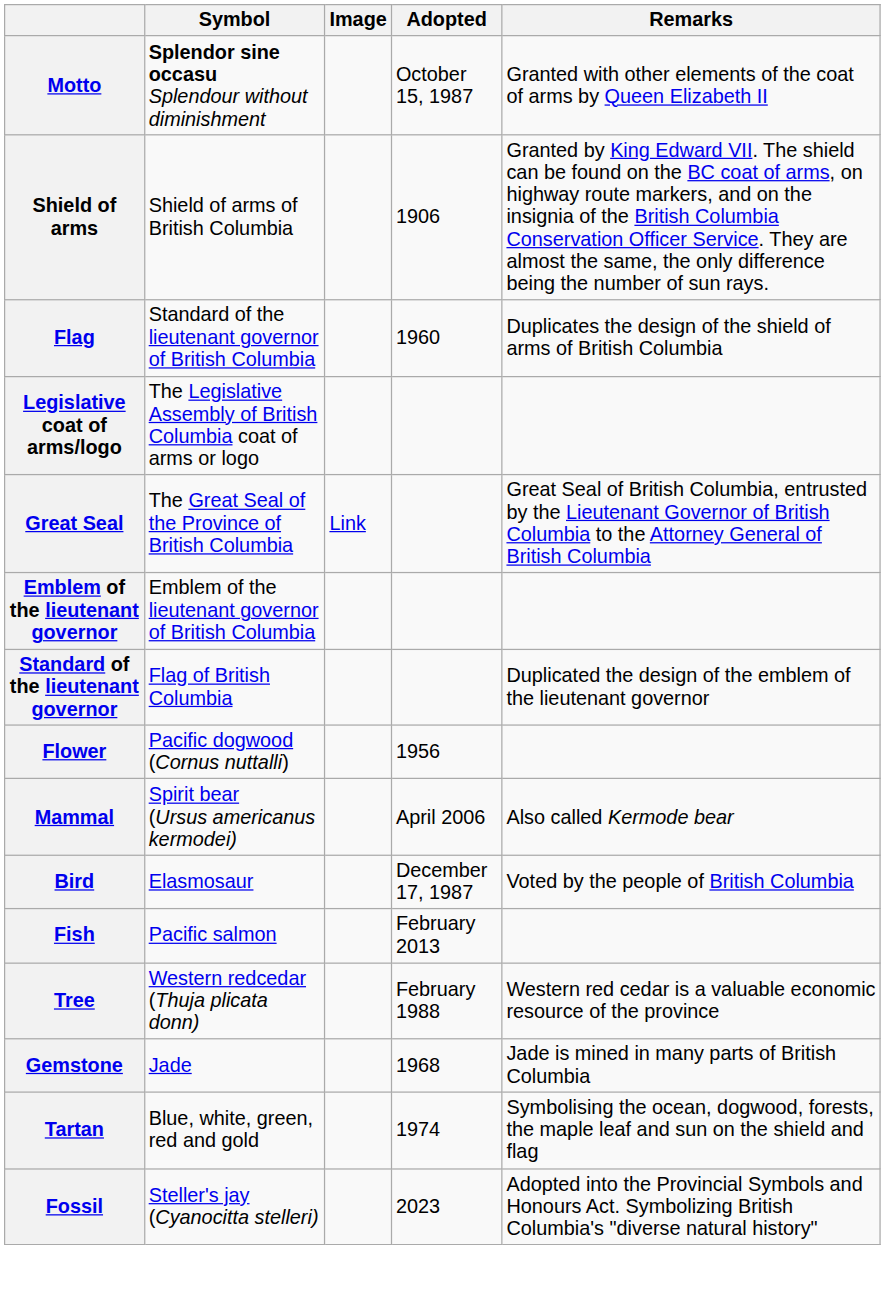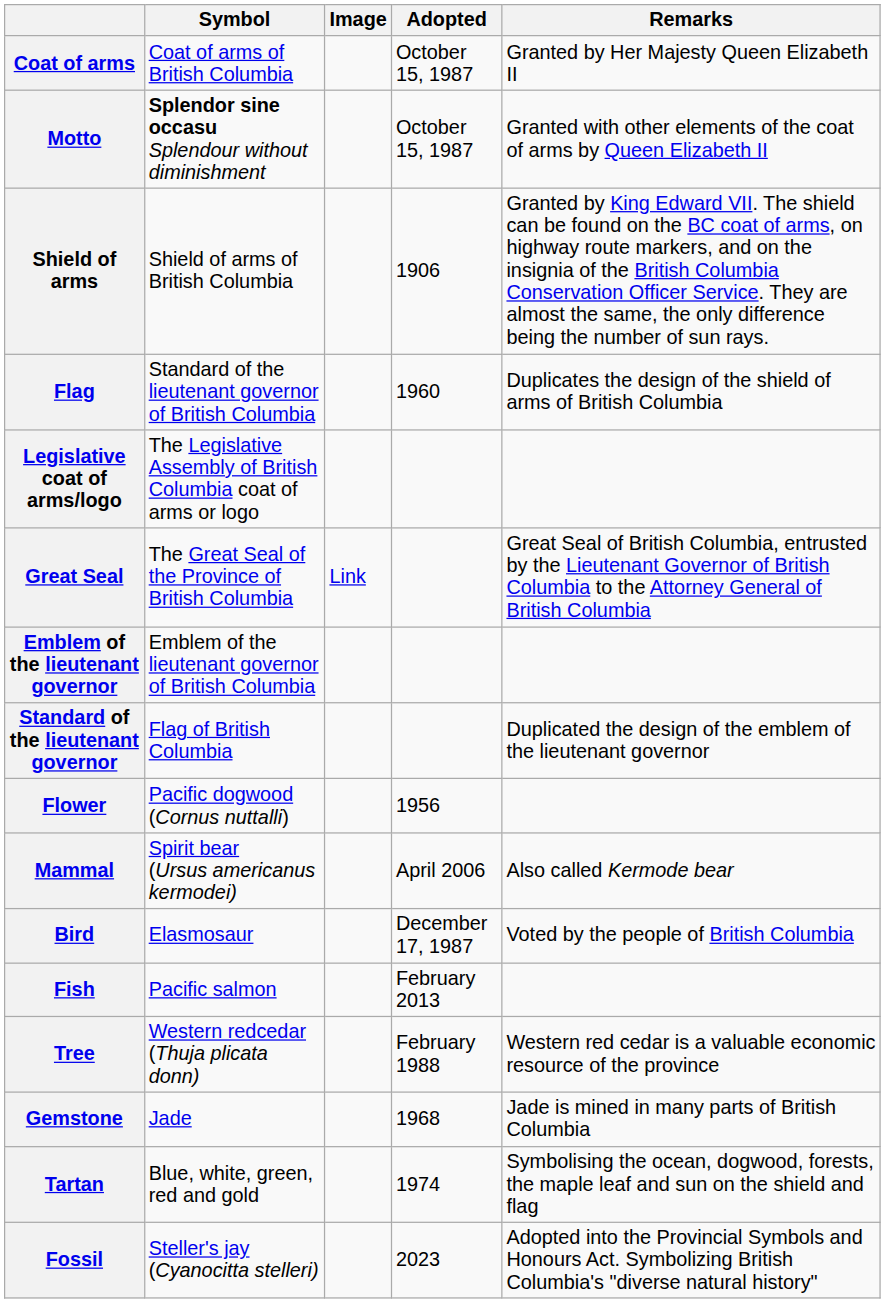+ row: (74, 62)
